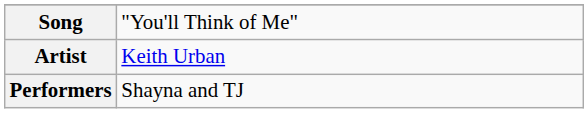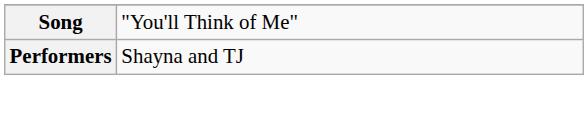- row: (61, 56)
